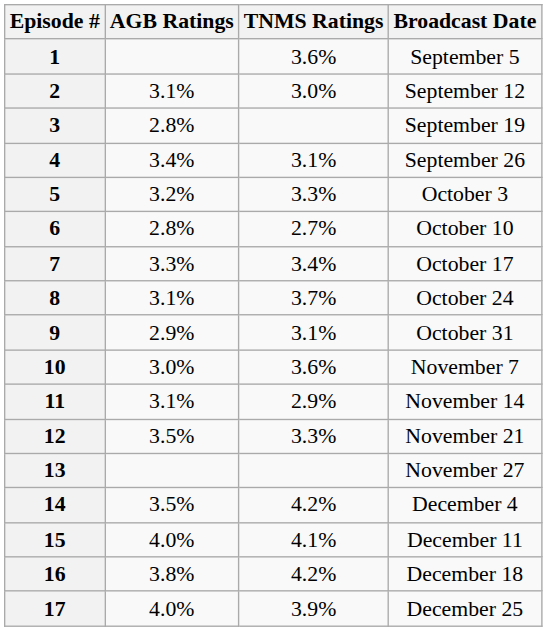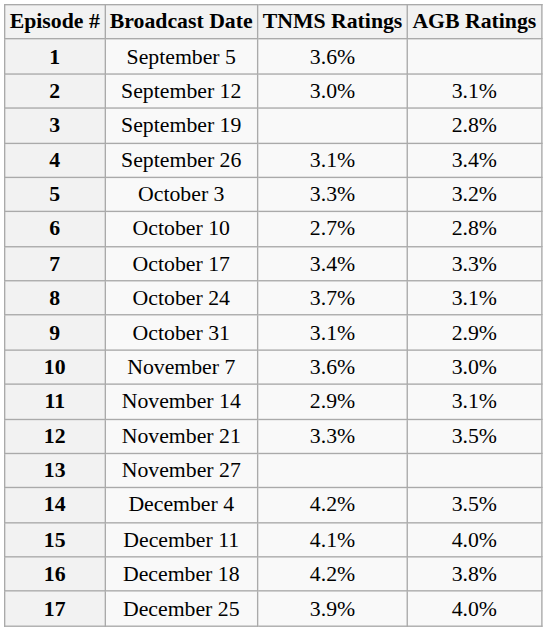columns swapped: (465, 21) <-> (172, 21)
